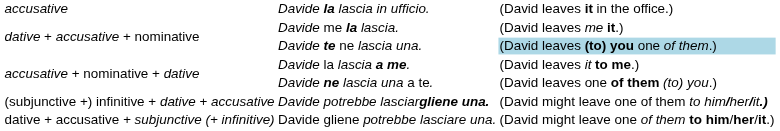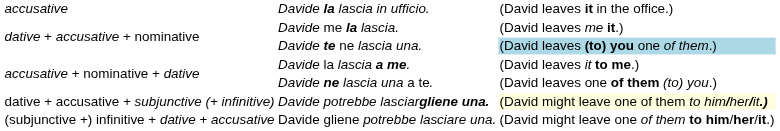(140, 101) (subjunctive +) infinitive + dative + accusative -> (140, 101) dative + accusative + subjunctive (+ infinitive)
(634, 101) no background -> (634, 101) lightyellow background
(140, 120) dative + accusative + subjunctive (+ infinitive) -> (140, 120) (subjunctive +) infinitive + dative + accusative
